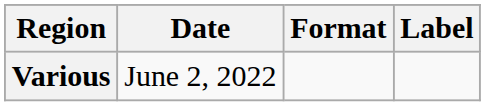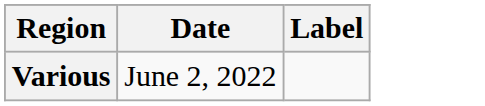- column: (338, 28)
